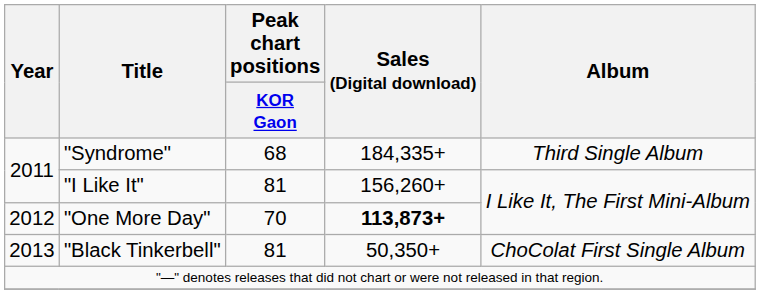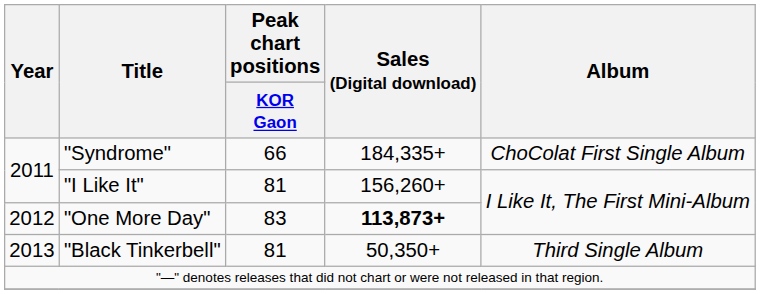(275, 153) 68 -> (275, 153) 66
(618, 153) Third Single Album -> (618, 153) ChoColat First Single Album
(275, 218) 70 -> (275, 218) 83
(618, 250) ChoColat First Single Album -> (618, 250) Third Single Album
